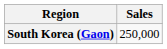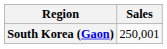(139, 33) 250,000 -> (139, 33) 250,001
